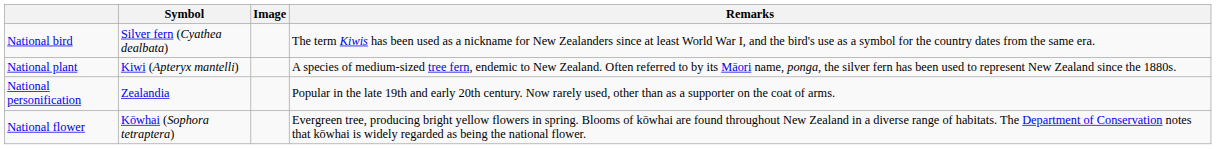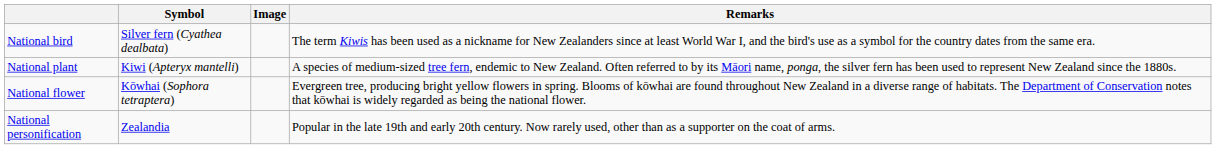rows swapped: (46, 127) <-> (44, 93)
